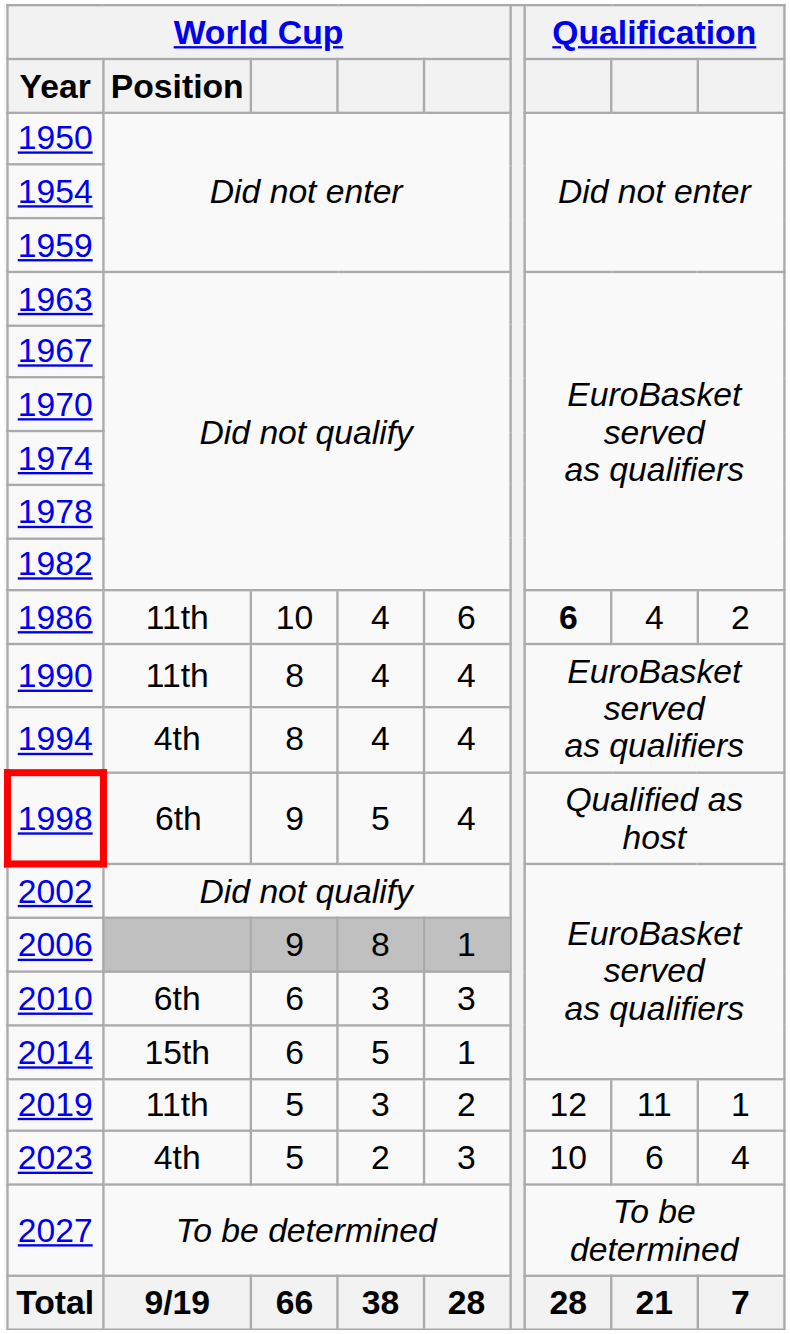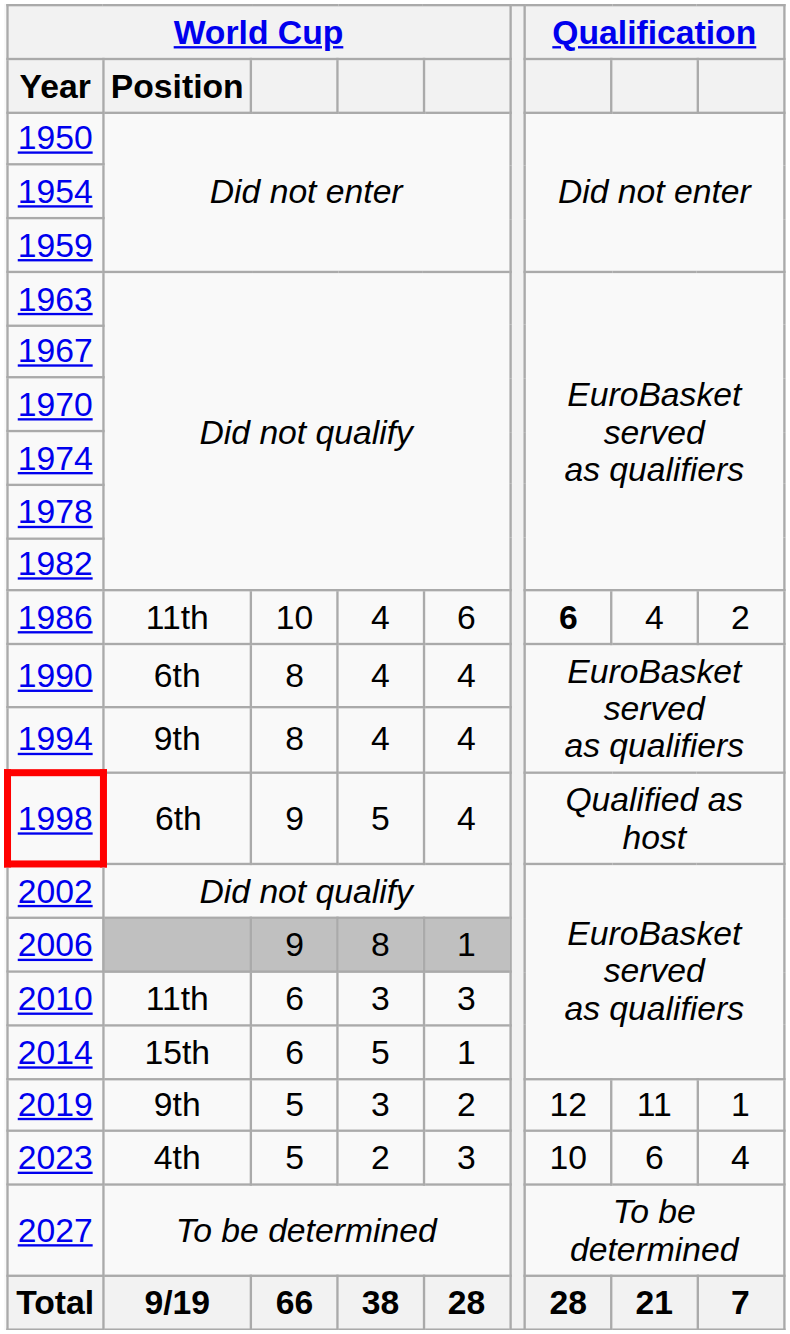(177, 676) 11th -> (177, 676) 6th
(177, 740) 4th -> (177, 740) 9th
(177, 999) 6th -> (177, 999) 11th
(177, 1105) 11th -> (177, 1105) 9th
